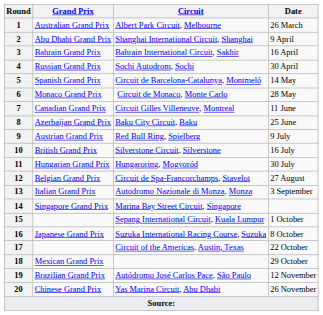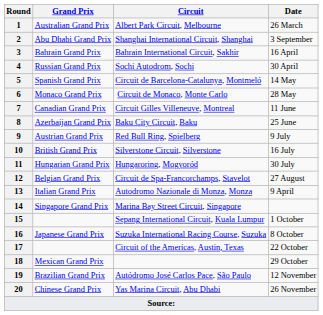(282, 38) 9 April -> (291, 38) 3 September
(291, 191) 3 September -> (282, 191) 9 April
